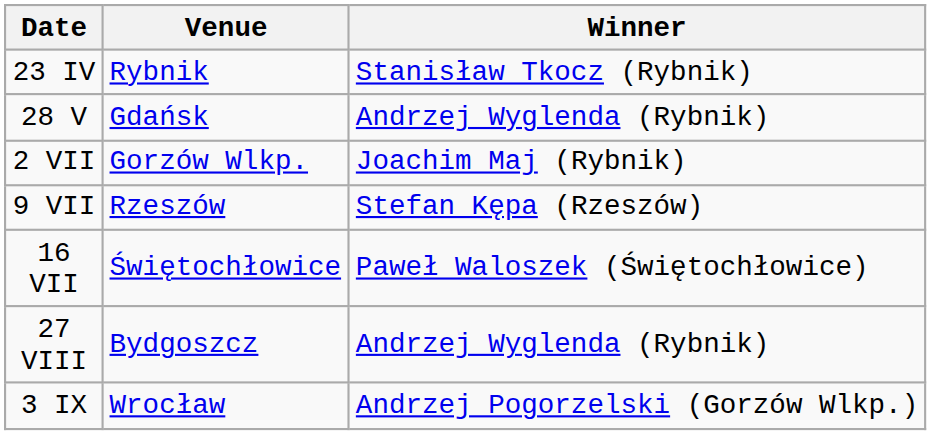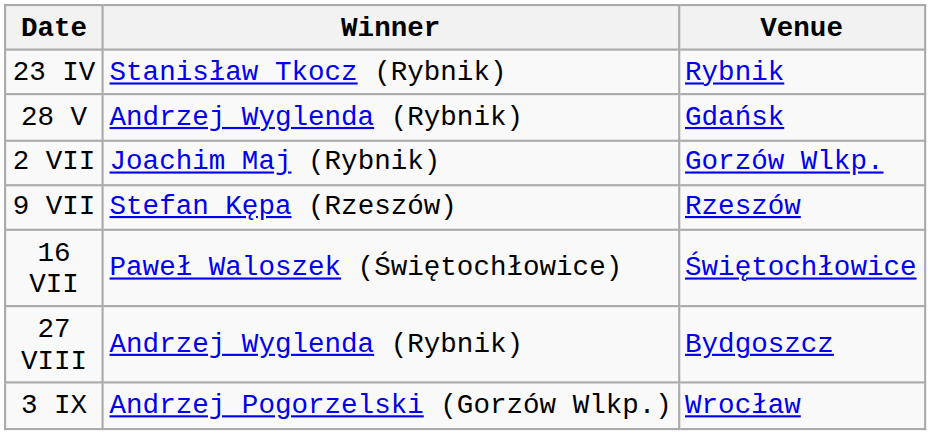columns swapped: (226, 28) <-> (637, 28)
